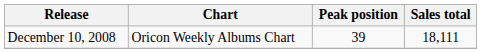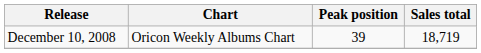(441, 37) 18,111 -> (441, 37) 18,719
